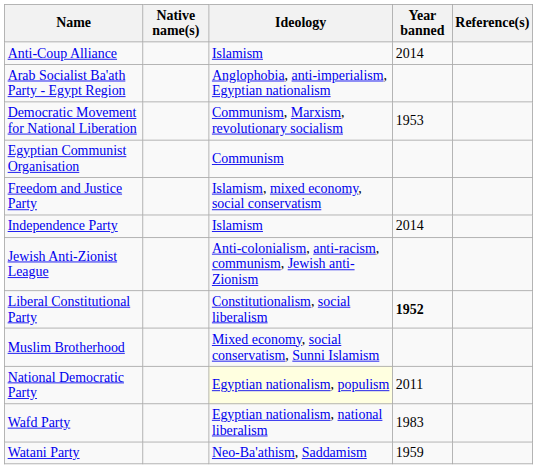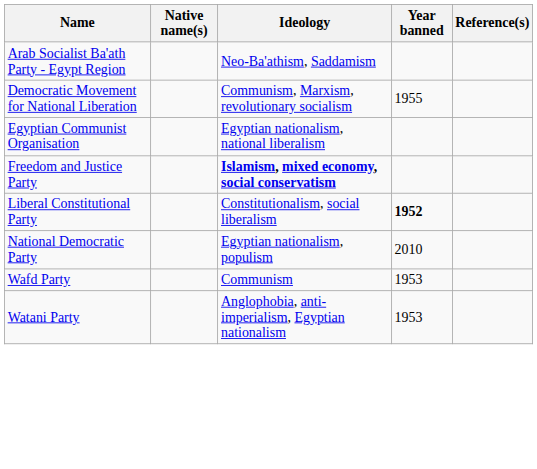- row: (62, 53)
(299, 83) Anglophobia, anti-imperialism, Egyptian nationalism -> (298, 61) Neo-Ba'athism, Saddamism
(410, 120) 1953 -> (408, 98) 1955
(248, 158) Communism -> (282, 136) Egyptian nationalism, national liberalism
(287, 196) normal -> (299, 174) bold
- row: (63, 226)
- row: (62, 264)
- row: (66, 347)
(301, 385) lightyellow background -> (282, 249) no background
(409, 385) 2011 -> (408, 249) 2010
(297, 422) Egyptian nationalism, national liberalism -> (257, 279) Communism
(410, 422) 1983 -> (408, 279) 1953
(289, 452) Neo-Ba'athism, Saddamism -> (283, 317) Anglophobia, anti-imperialism, Egyptian nationalism
(410, 452) 1959 -> (408, 317) 1953
